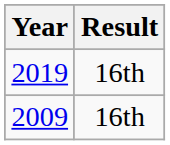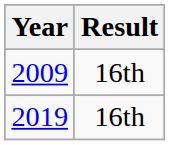rows swapped: (40, 116) <-> (40, 71)
